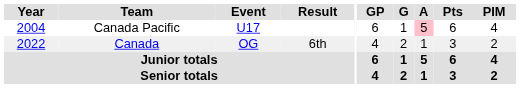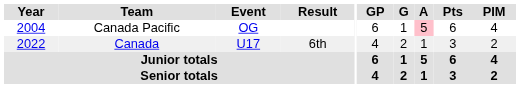(248, 28) U17 -> (248, 28) OG
(248, 44) OG -> (248, 44) U17
